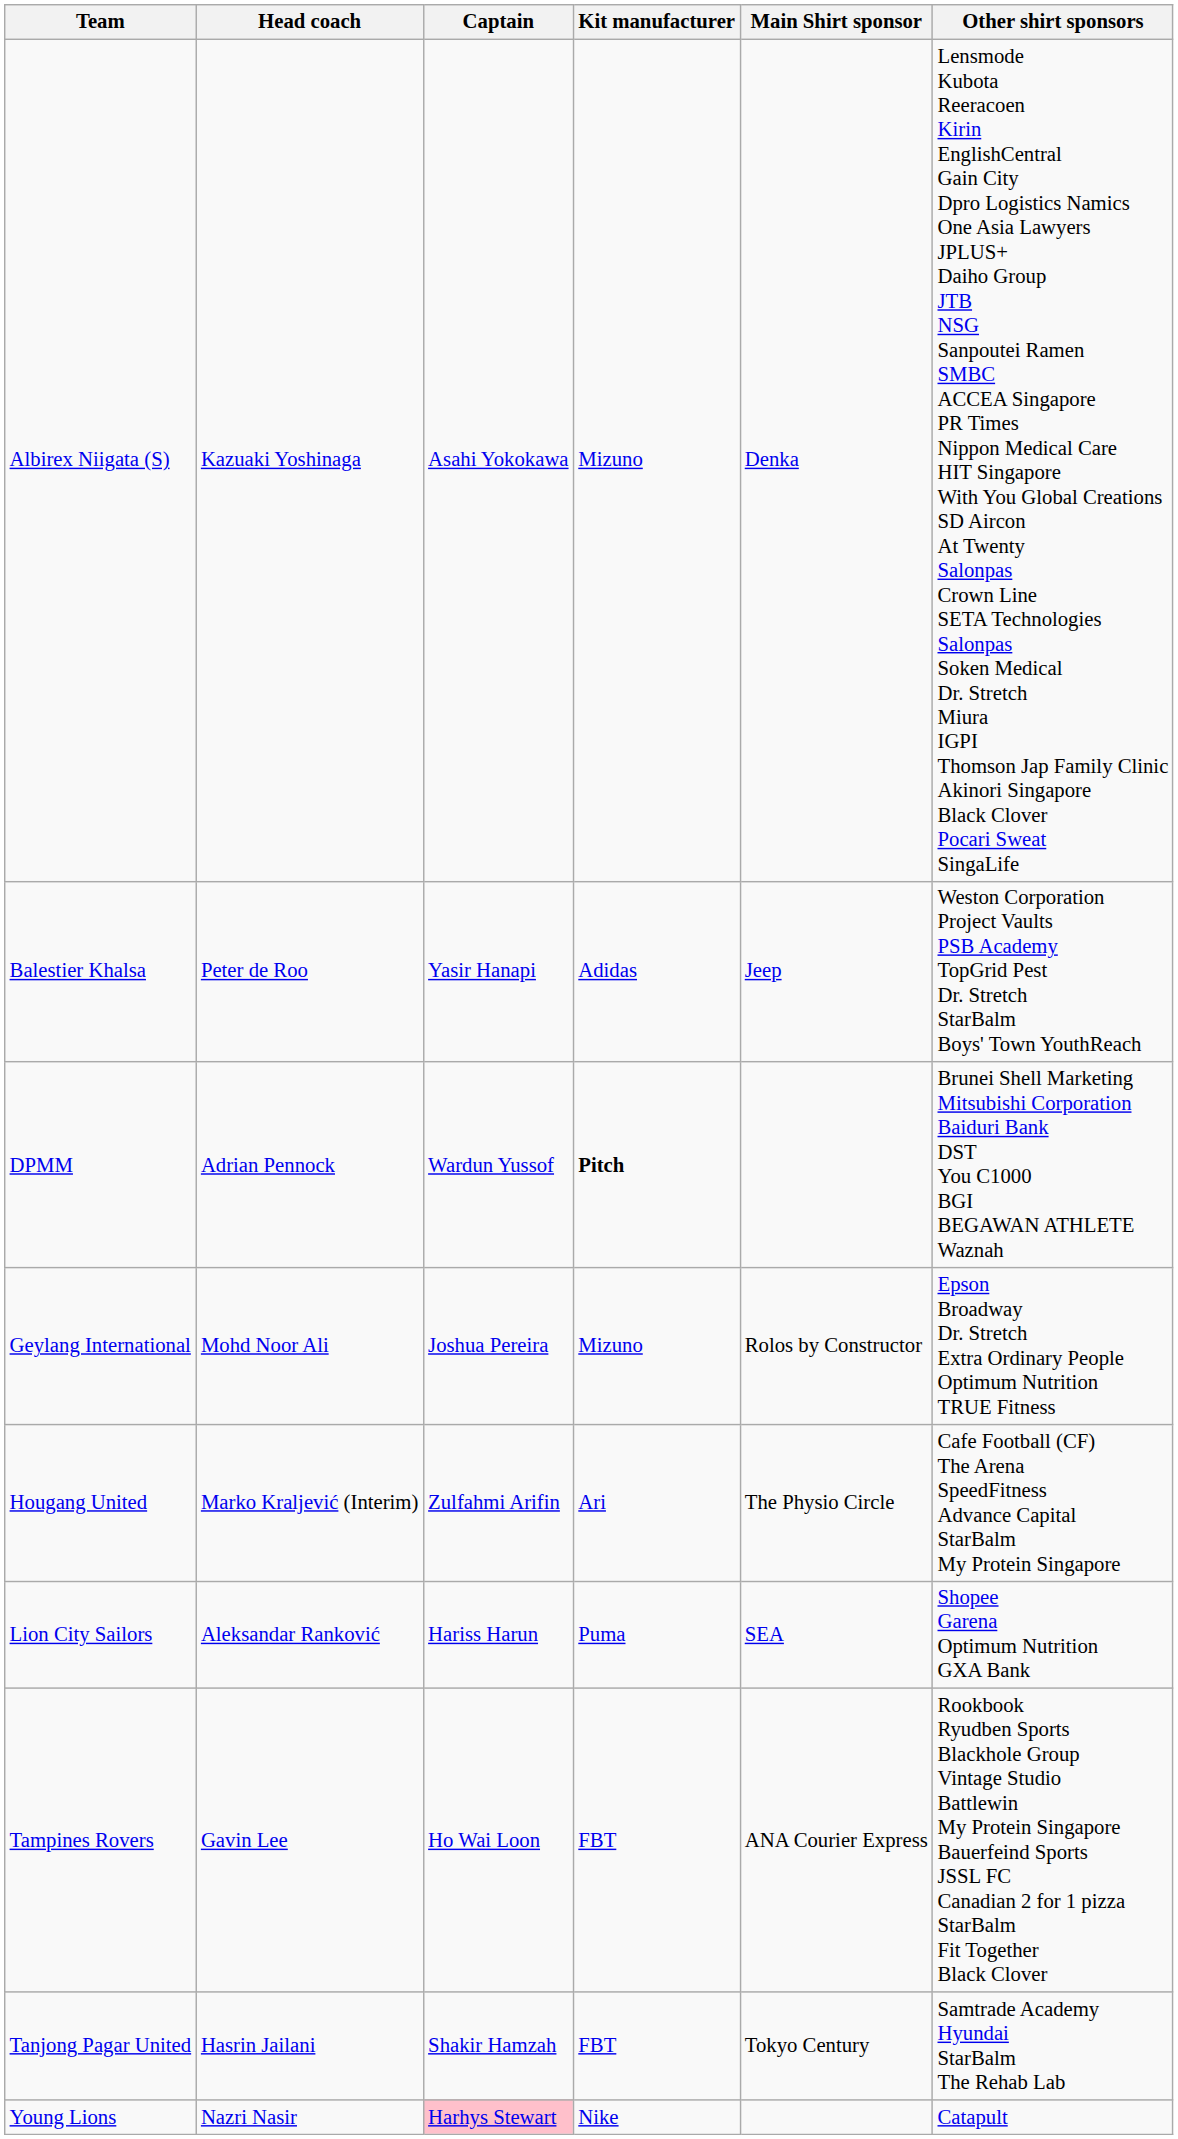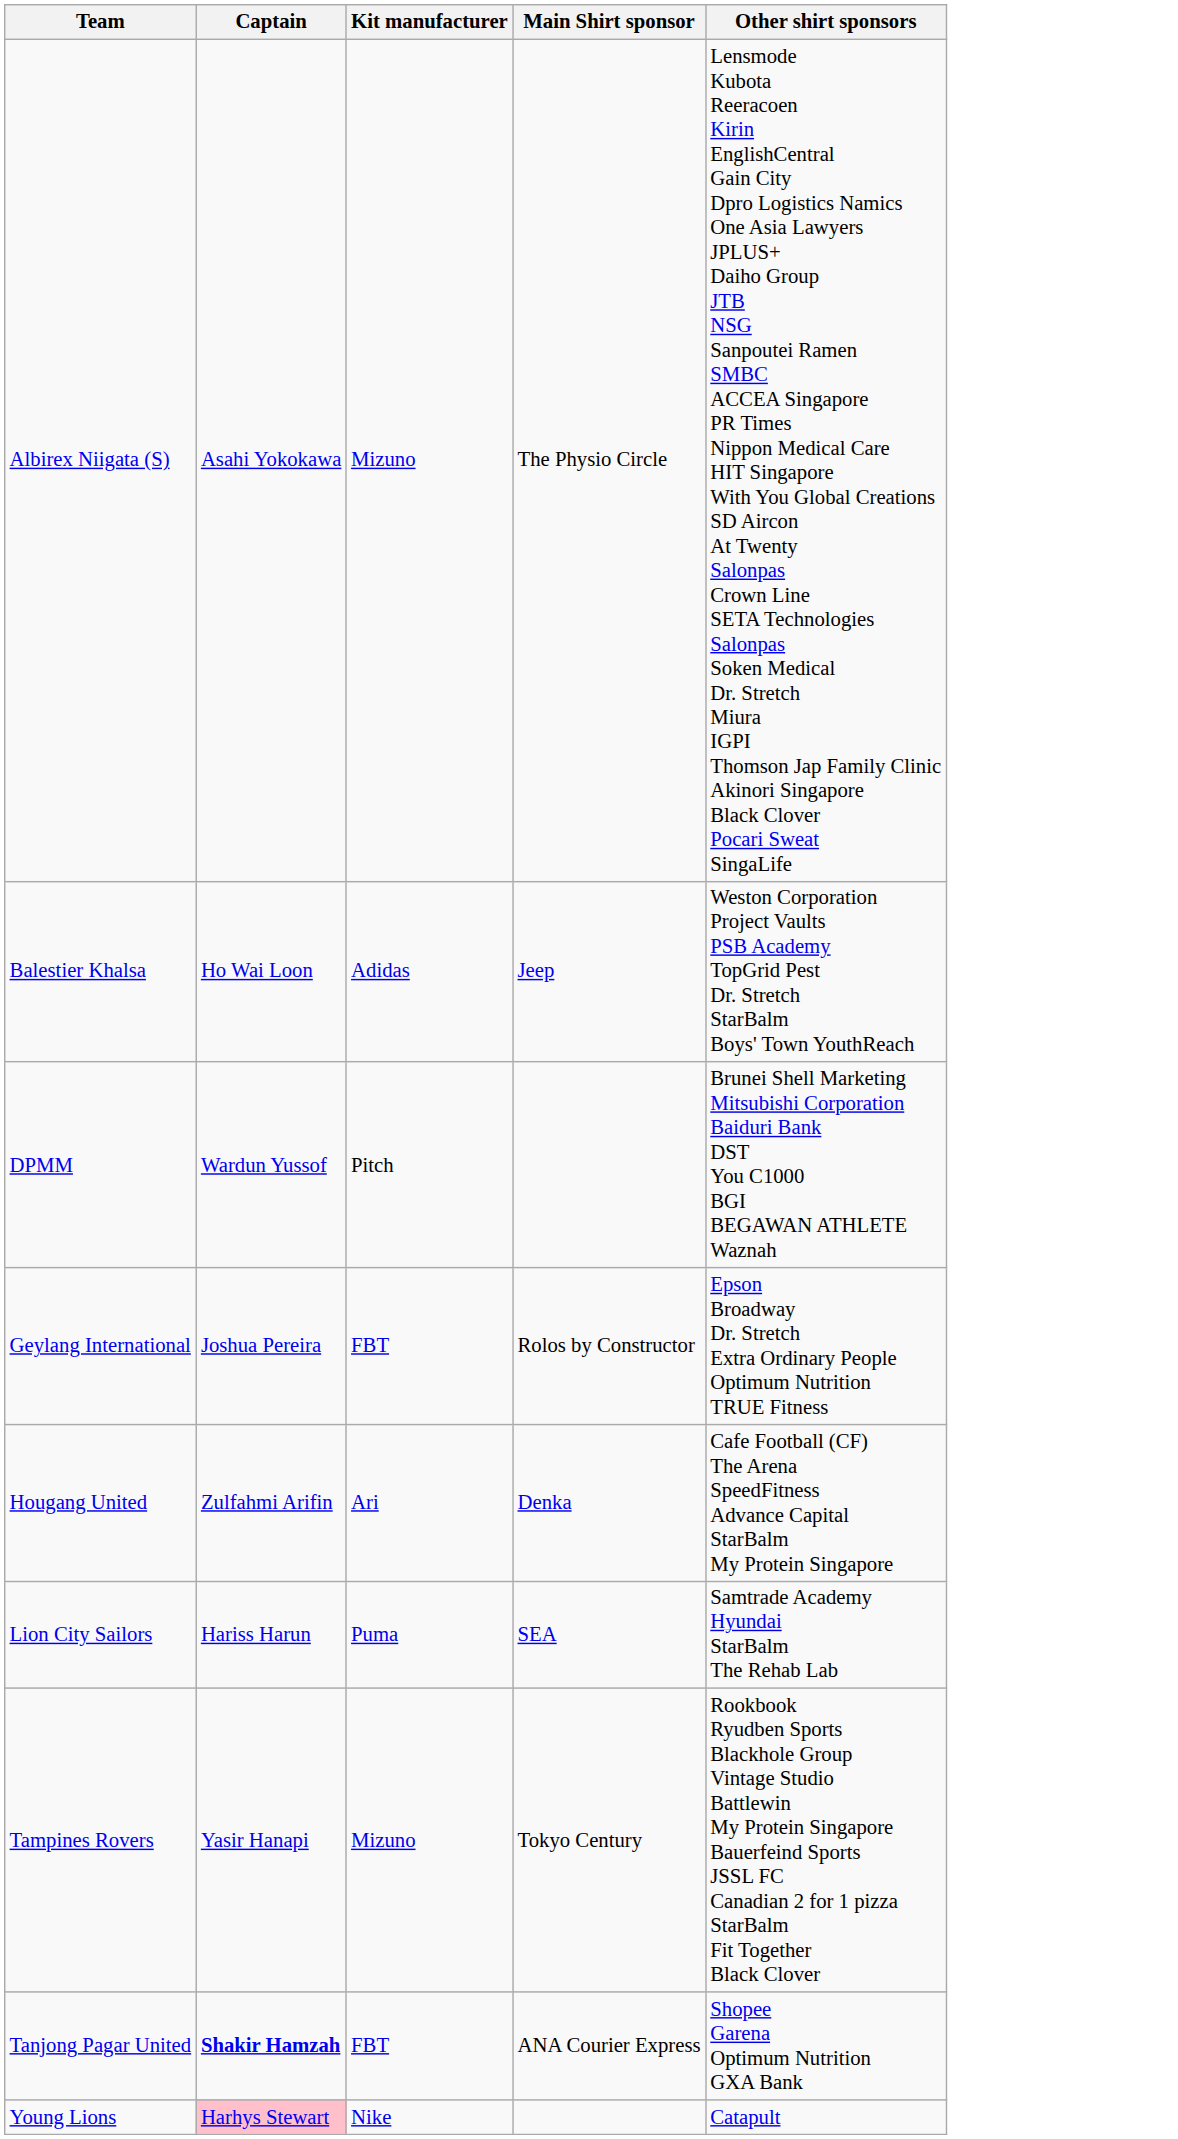- column: (310, 21)
(772, 460) Denka -> (592, 460) The Physio Circle
(482, 971) Yasir Hanapi -> (257, 971) Ho Wai Loon
(601, 1164) bold -> (372, 1164) normal
(611, 1346) Mizuno -> (370, 1346) FBT
(820, 1502) The Physio Circle -> (545, 1502) Denka
(1018, 1634) Shopee Garena Optimum Nutrition GXA Bank -> (791, 1634) Samtrade Academy Hyundai StarBalm The Rehab Lab
(484, 1840) Ho Wai Loon -> (255, 1840) Yasir Hanapi
(597, 1840) FBT -> (383, 1840) Mizuno
(836, 1840) ANA Courier Express -> (580, 1840) Tokyo Century
(492, 2045) normal -> (271, 2045) bold
(807, 2045) Tokyo Century -> (609, 2045) ANA Courier Express
(1018, 2045) Samtrade Academy Hyundai StarBalm The Rehab Lab -> (791, 2045) Shopee Garena Optimum Nutrition GXA Bank
